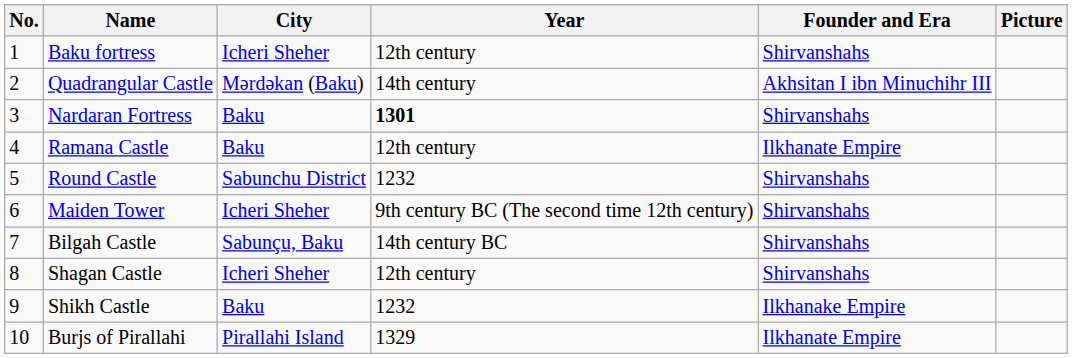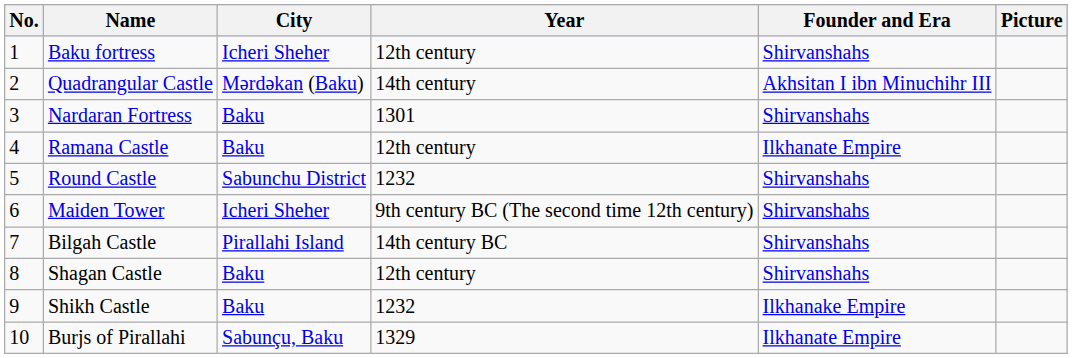(395, 115) bold -> (395, 115) normal
(283, 242) Sabunçu, Baku -> (283, 242) Pirallahi Island
(276, 274) Icheri Sheher -> (243, 274) Baku
(283, 337) Pirallahi Island -> (283, 337) Sabunçu, Baku
